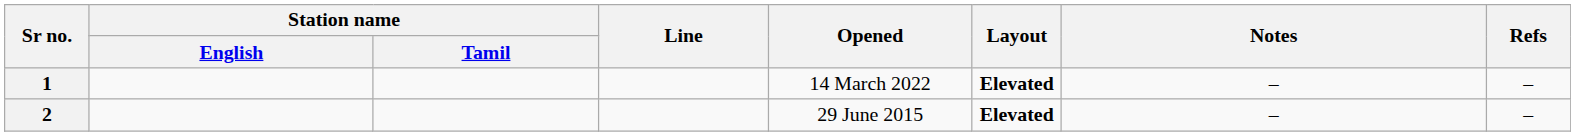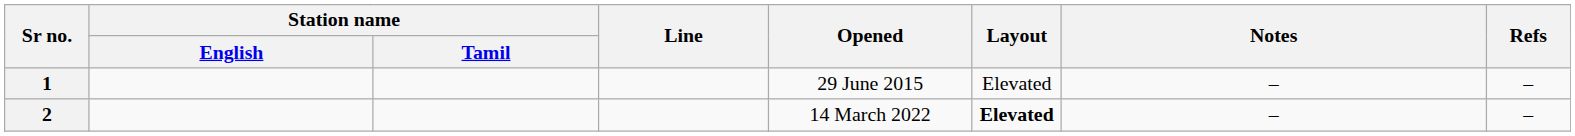(870, 83) 14 March 2022 -> (870, 83) 29 June 2015
(1017, 83) bold -> (1017, 83) normal
(870, 114) 29 June 2015 -> (870, 114) 14 March 2022
